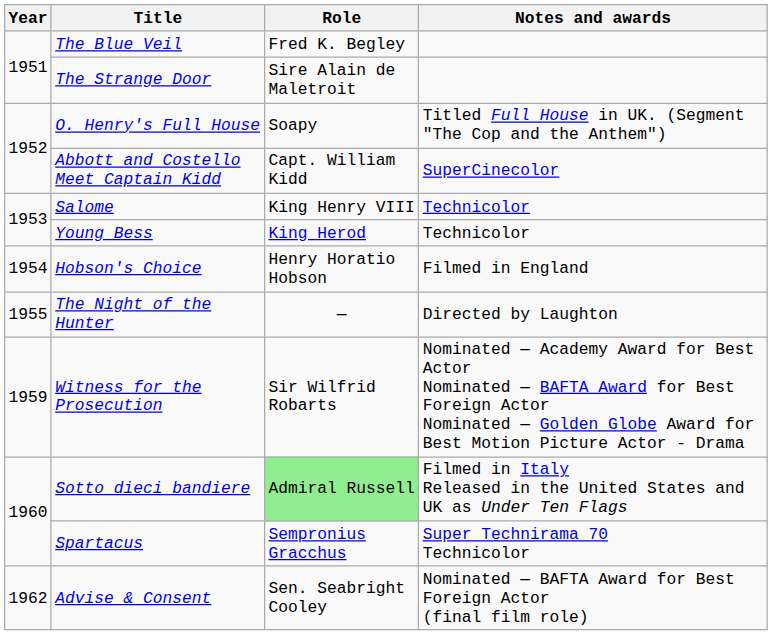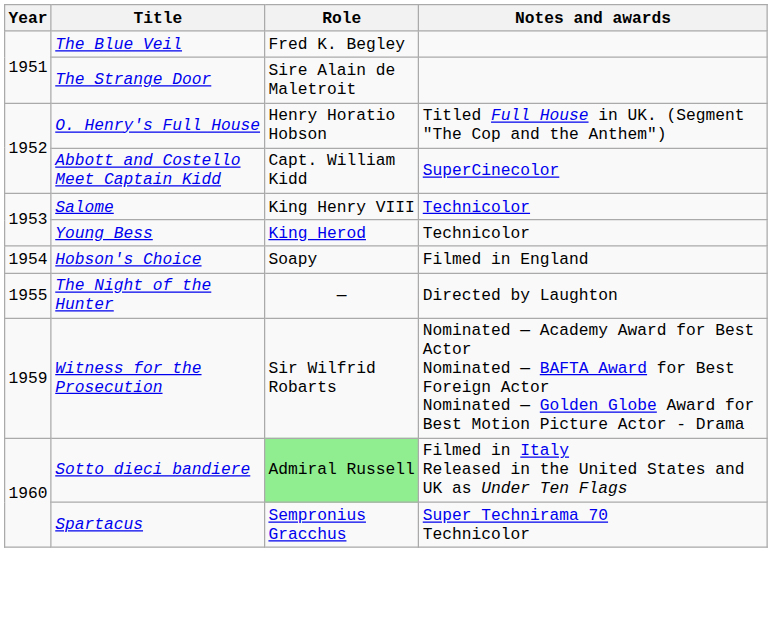(293, 125) Soapy -> (332, 125) Henry Horatio Hobson
(332, 269) Henry Horatio Hobson -> (293, 260) Soapy
- row: (133, 598)
